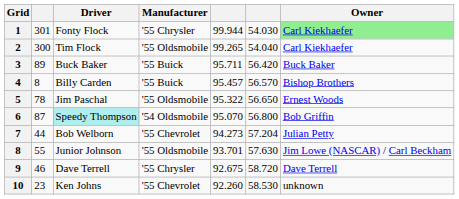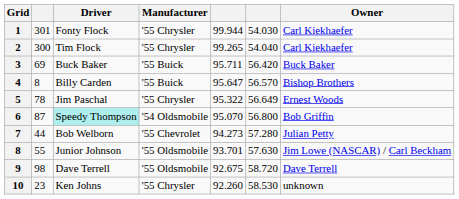(318, 30) lightgreen background -> (318, 30) no background
(175, 47) '55 Oldsmobile -> (168, 47) '55 Chrysler
(40, 64) 89 -> (40, 64) 69
(228, 82) 95.457 -> (228, 82) 95.647
(175, 99) '55 Oldsmobile -> (168, 99) '55 Chrysler
(263, 99) 56.650 -> (263, 99) 56.649
(263, 133) 57.204 -> (263, 133) 57.280
(40, 168) 46 -> (40, 168) 98
(168, 168) '55 Chrysler -> (175, 168) '55 Oldsmobile
(171, 185) '55 Chevrolet -> (168, 185) '55 Chrysler
